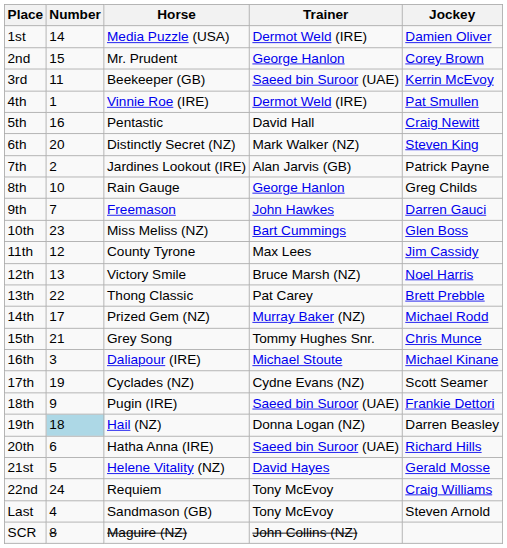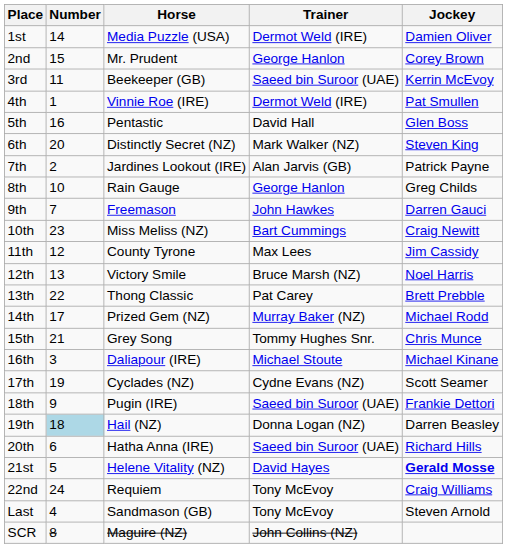(442, 123) Craig Newitt -> (437, 123) Glen Boss
(437, 230) Glen Boss -> (442, 230) Craig Newitt
(448, 468) normal -> (450, 468) bold
